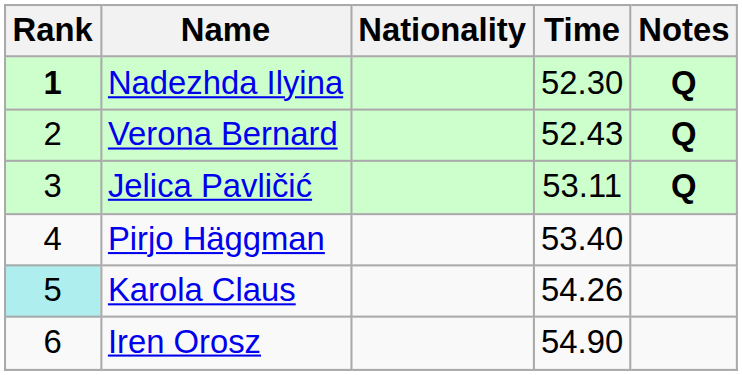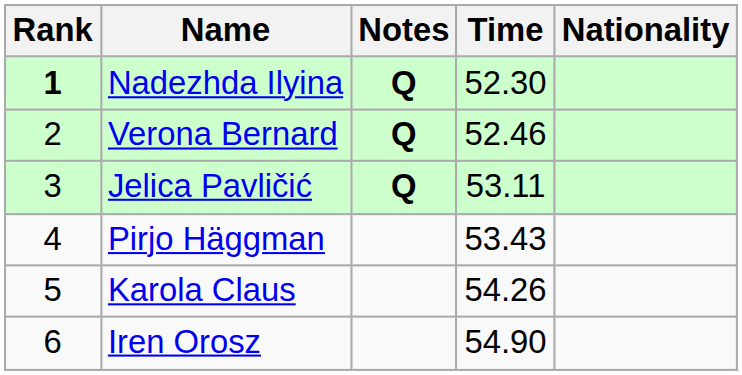columns swapped: (442, 30) <-> (684, 30)
(582, 134) 52.43 -> (506, 134) 52.46
(582, 238) 53.40 -> (506, 238) 53.43
(53, 290) paleturquoise background -> (53, 290) no background
